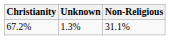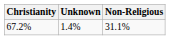(71, 27) 1.3% -> (71, 27) 1.4%
